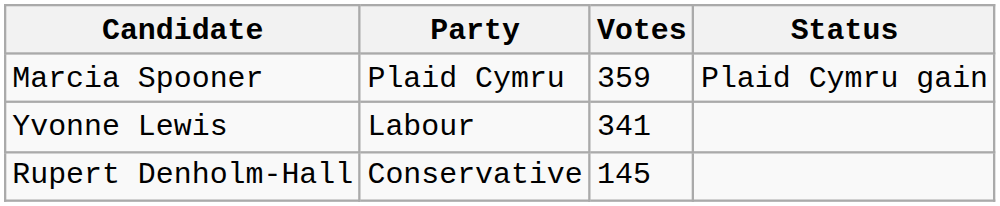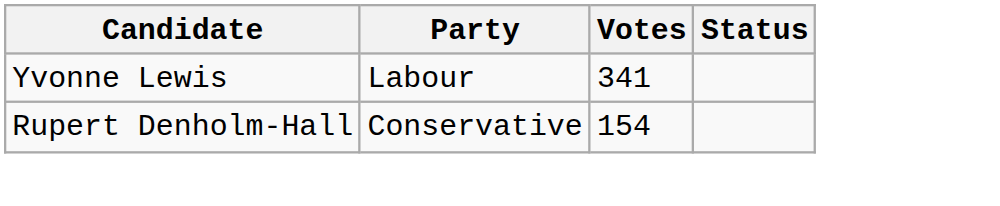- row: (138, 78)
(624, 176) 145 -> (624, 127) 154
